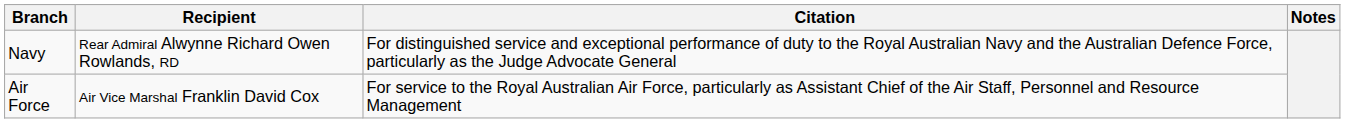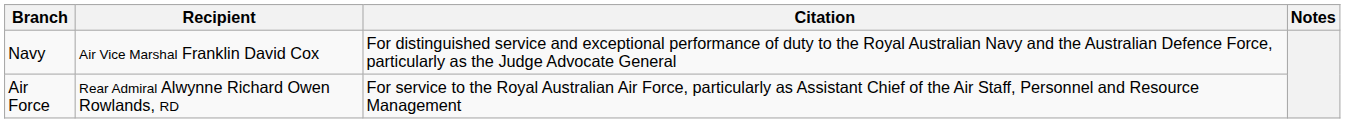(204, 52) Rear Admiral Alwynne Richard Owen Rowlands, RD -> (199, 52) Air Vice Marshal Franklin David Cox
(199, 96) Air Vice Marshal Franklin David Cox -> (204, 96) Rear Admiral Alwynne Richard Owen Rowlands, RD
